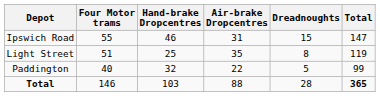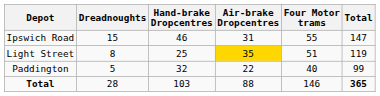columns swapped: (306, 17) <-> (107, 17)
(237, 53) no background -> (248, 53) gold background
